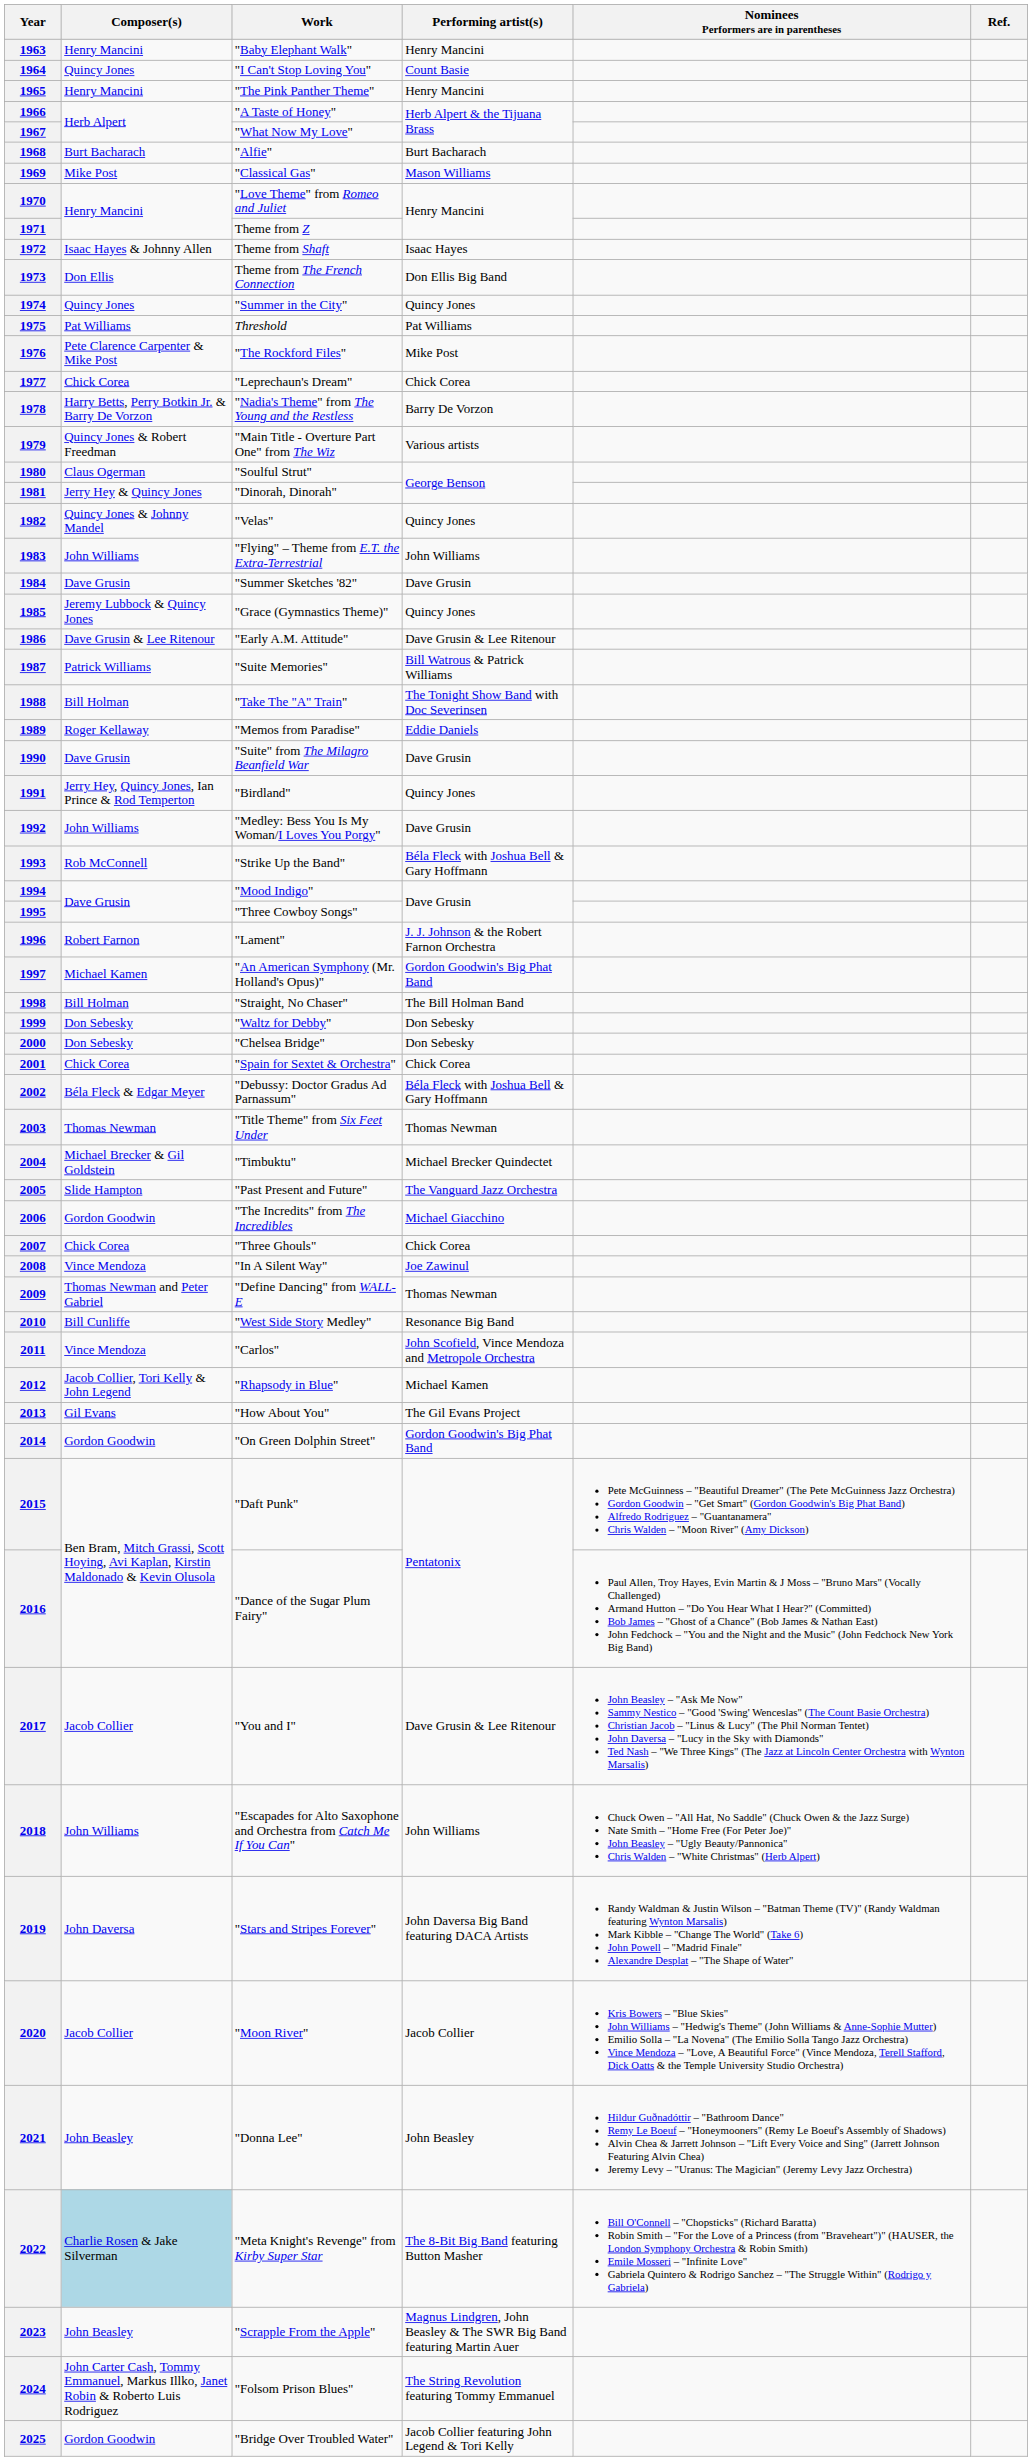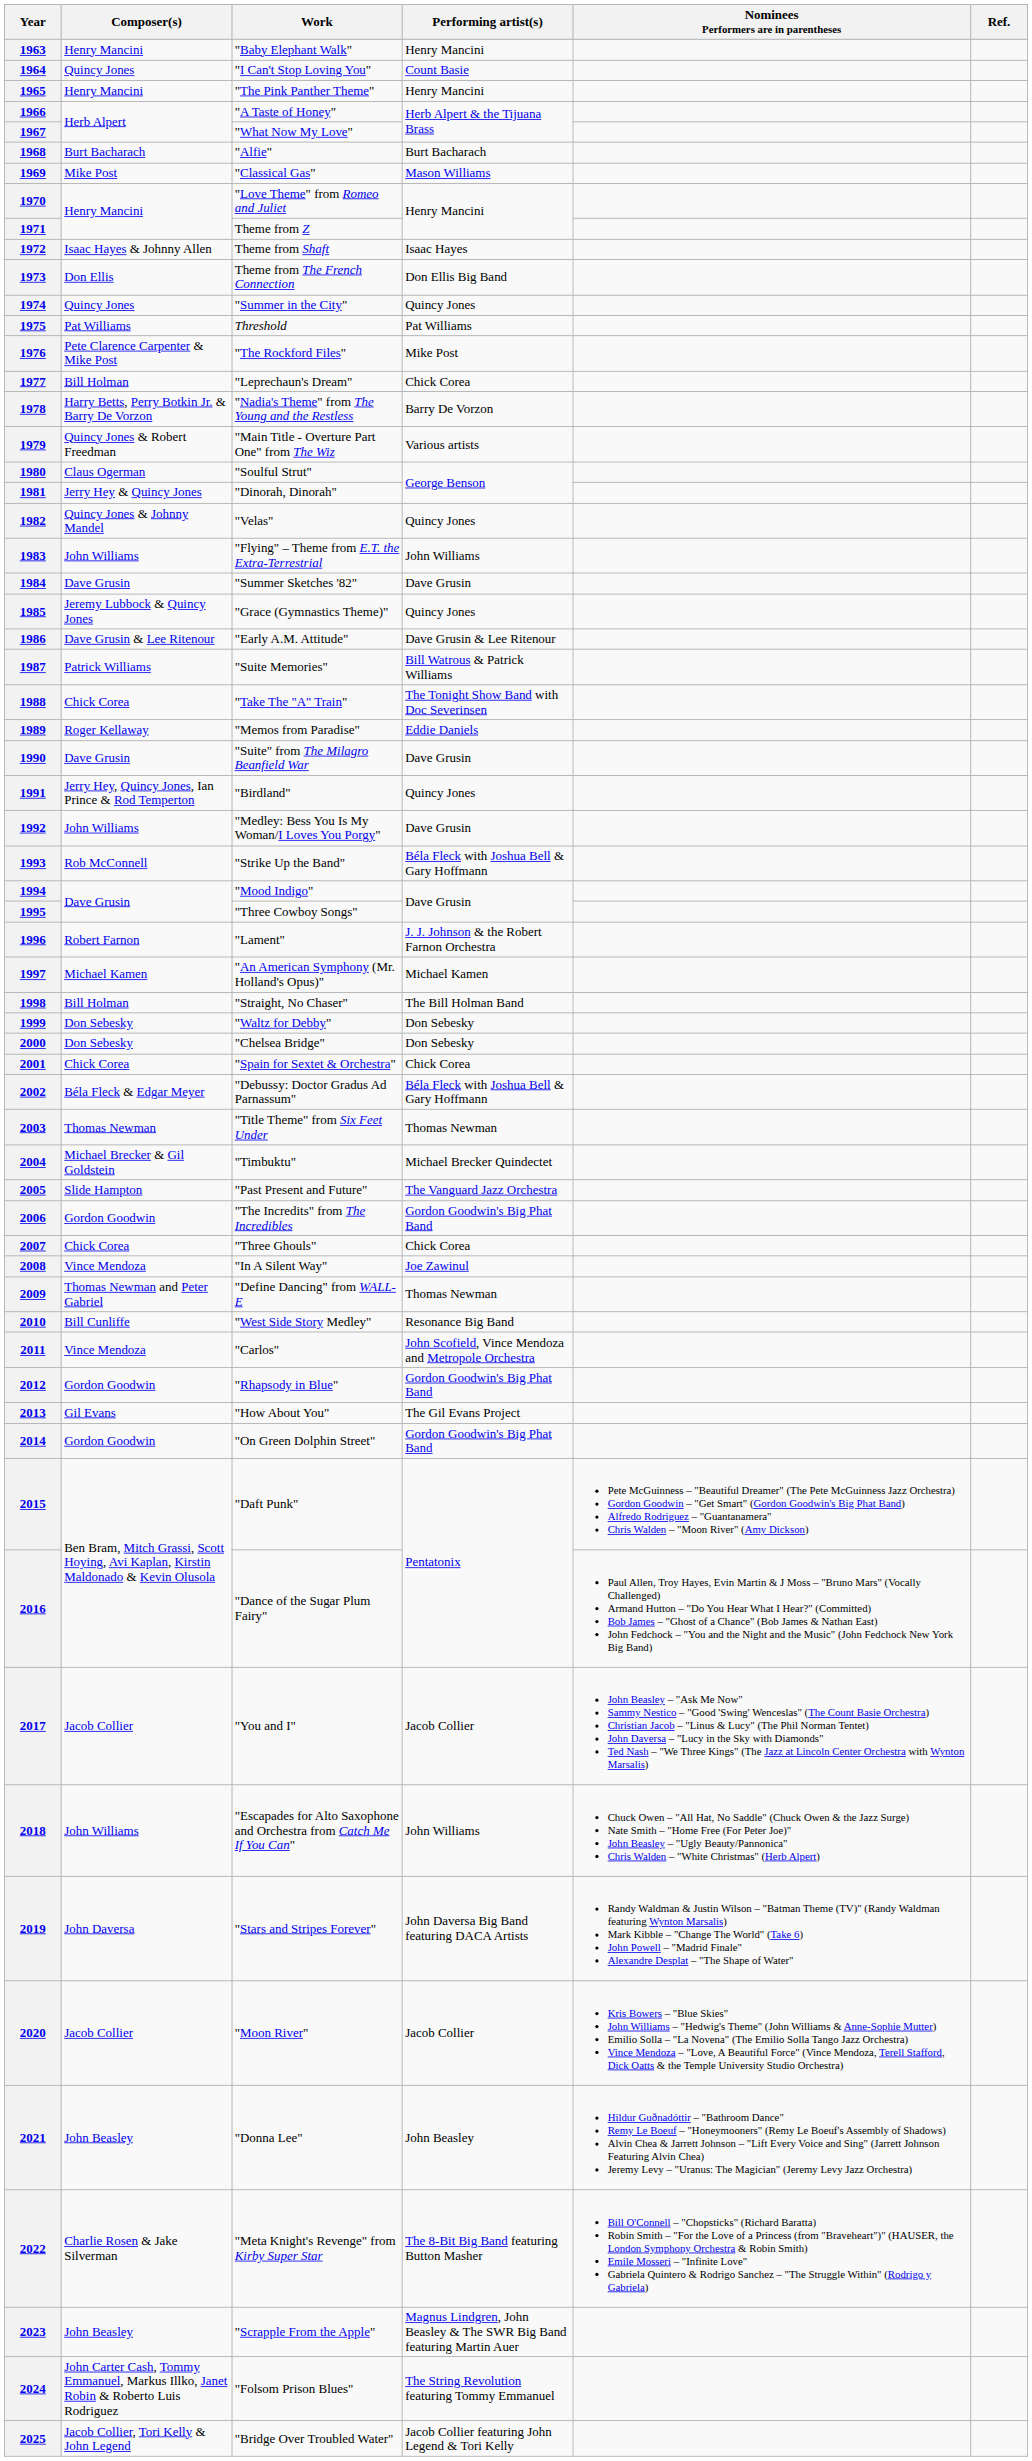(97, 381) Chick Corea -> (96, 381) Bill Holman
(96, 702) Bill Holman -> (97, 702) Chick Corea
(479, 974) Gordon Goodwin's Big Phat Band -> (447, 974) Michael Kamen
(455, 1218) Michael Giacchino -> (479, 1218) Gordon Goodwin's Big Phat Band
(135, 1385) Jacob Collier, Tori Kelly & John Legend -> (110, 1385) Gordon Goodwin
(447, 1385) Michael Kamen -> (479, 1385) Gordon Goodwin's Big Phat Band
(480, 1725) Dave Grusin & Lee Ritenour -> (440, 1725) Jacob Collier
(121, 2248) lightblue background -> (121, 2248) no background
(110, 2438) Gordon Goodwin -> (135, 2438) Jacob Collier, Tori Kelly & John Legend
